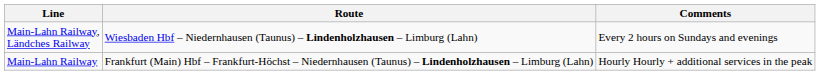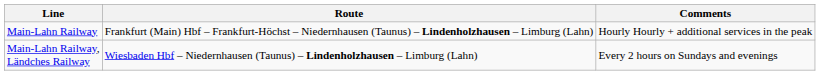rows swapped: (53, 37) <-> (52, 61)
